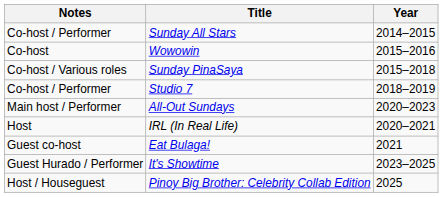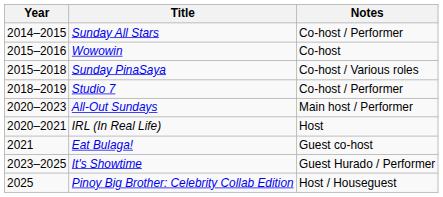columns swapped: (406, 13) <-> (75, 13)
